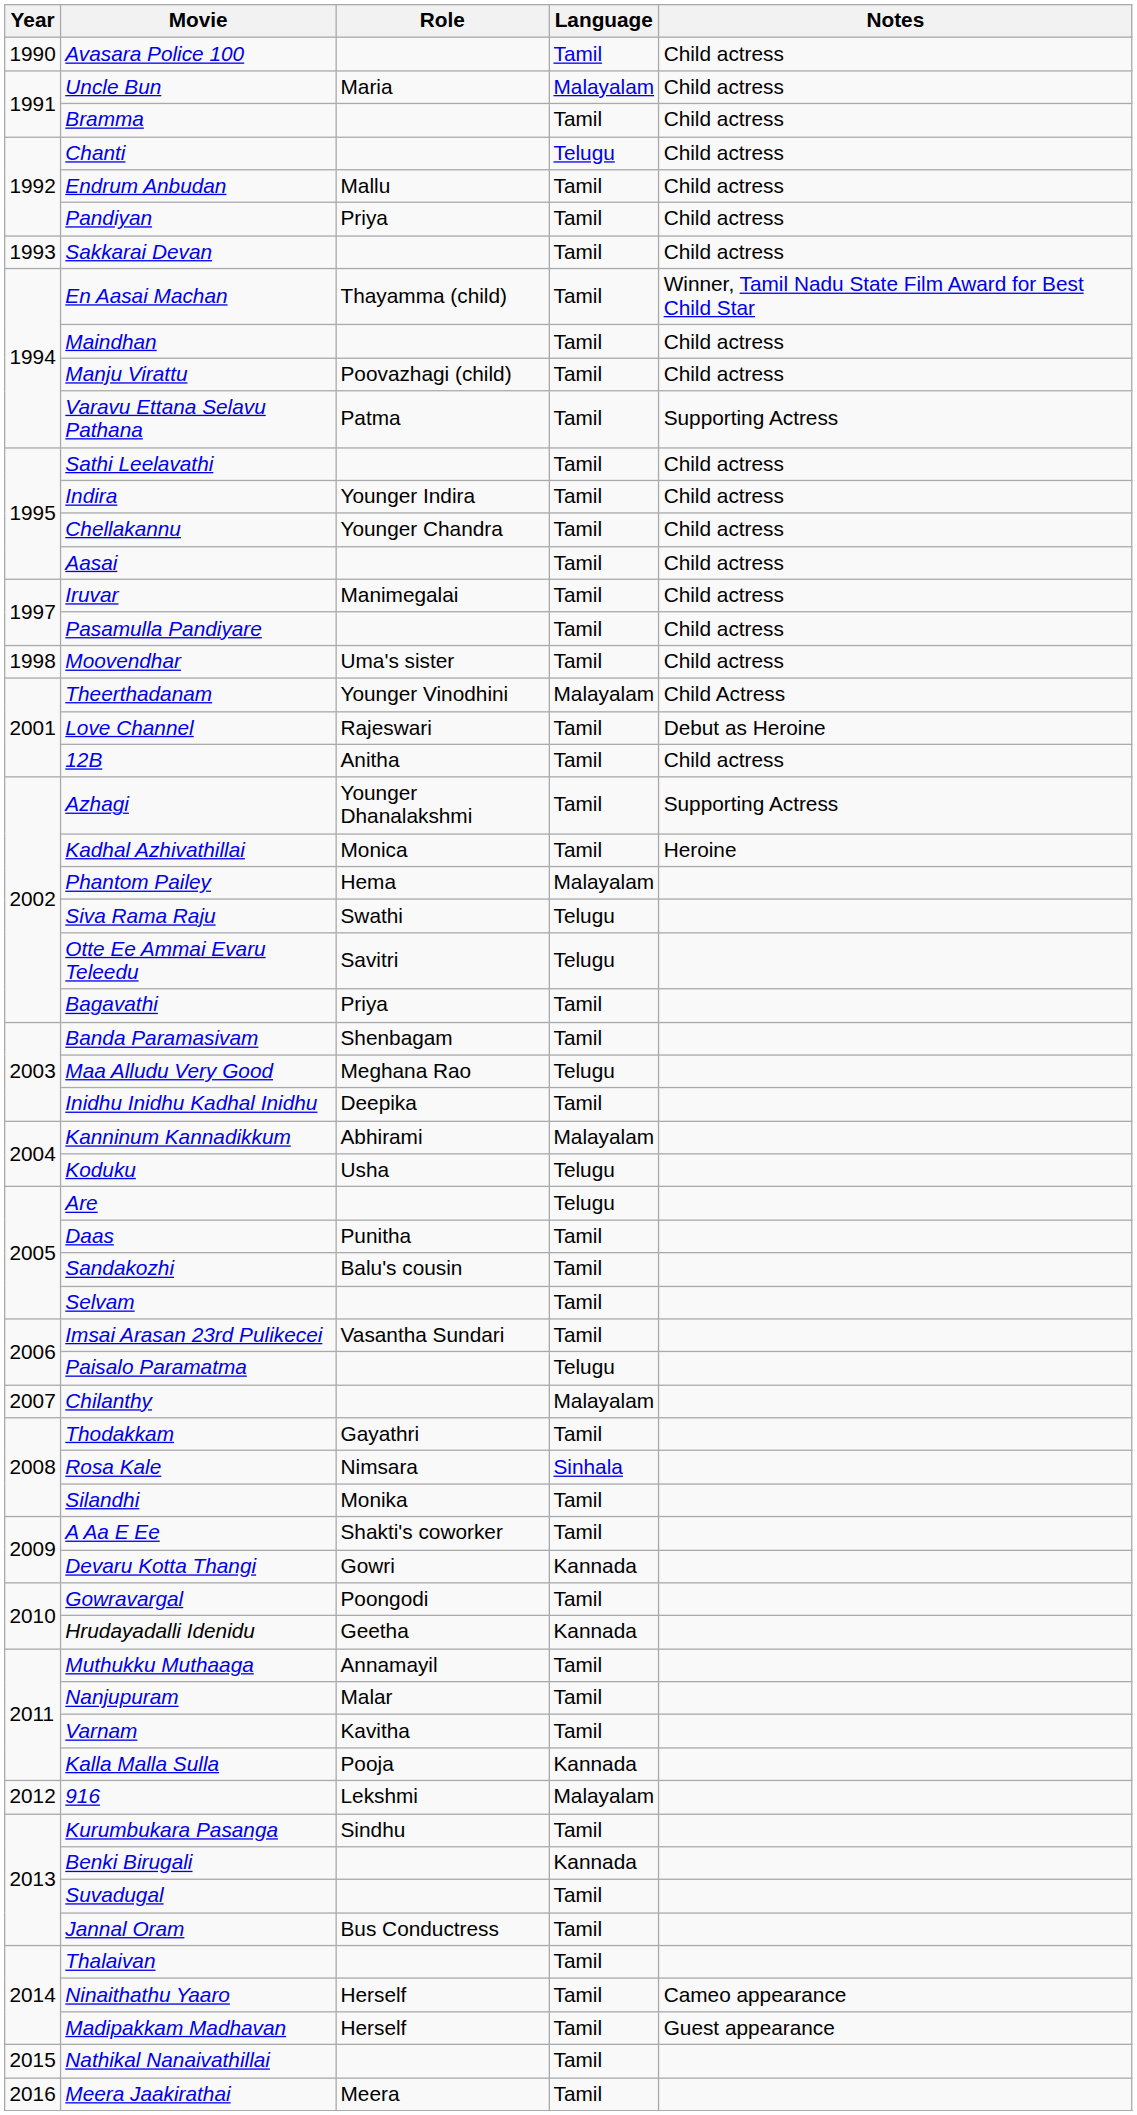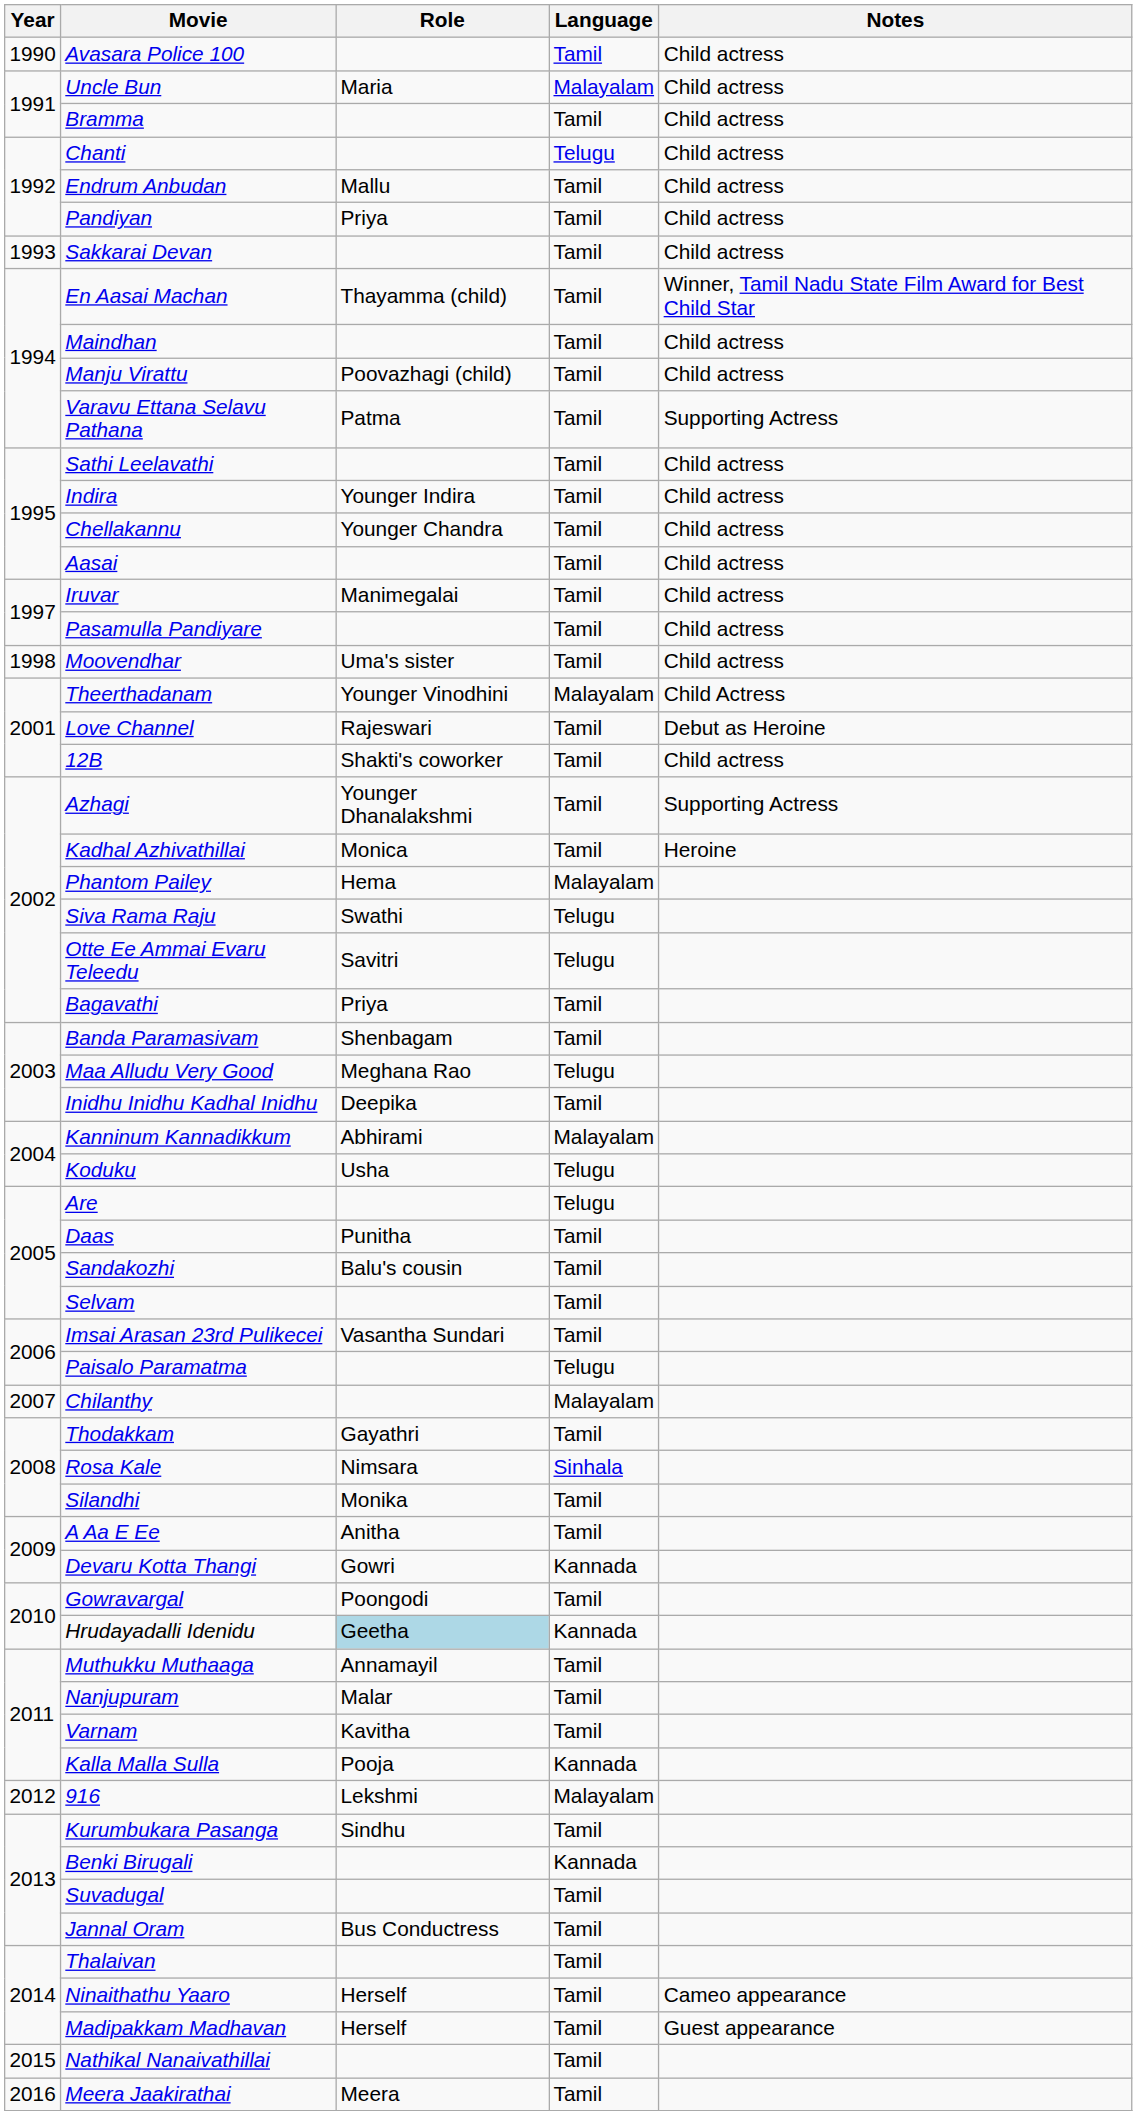(370, 760) Anitha -> (422, 760) Shakti's coworker
(422, 1533) Shakti's coworker -> (370, 1533) Anitha
(375, 1632) no background -> (375, 1632) lightblue background
